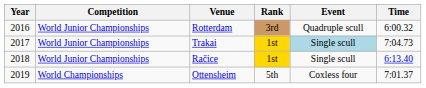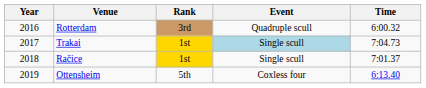- column: (113, 12)
(399, 59) 6:13.40 -> (386, 59) 7:01.37
(399, 75) 7:01.37 -> (386, 75) 6:13.40
